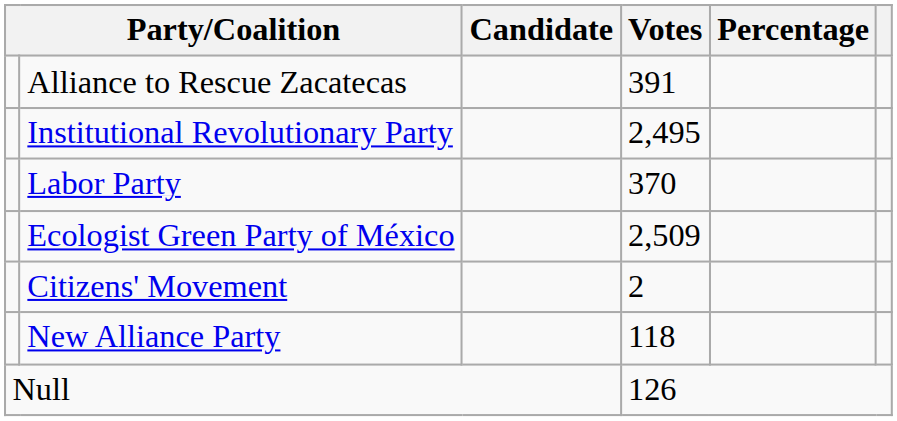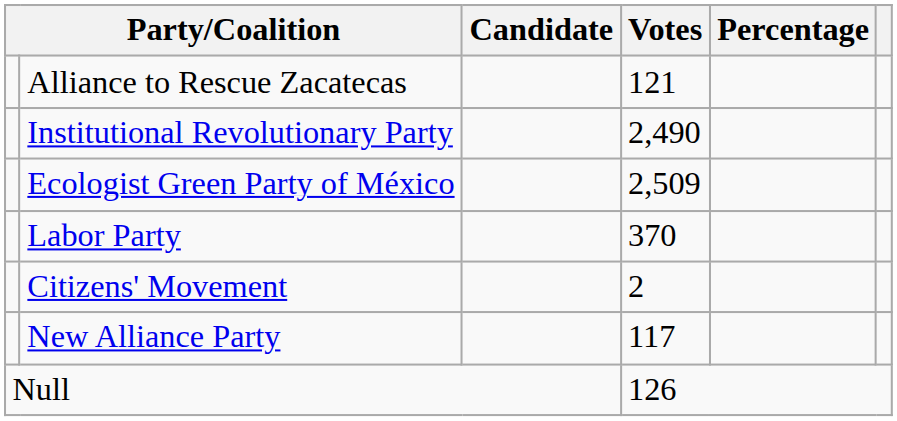(652, 81) 391 -> (652, 81) 121
(664, 132) 2,495 -> (664, 132) 2,490
rows swapped: (241, 235) <-> (104, 183)
(652, 337) 118 -> (652, 337) 117
